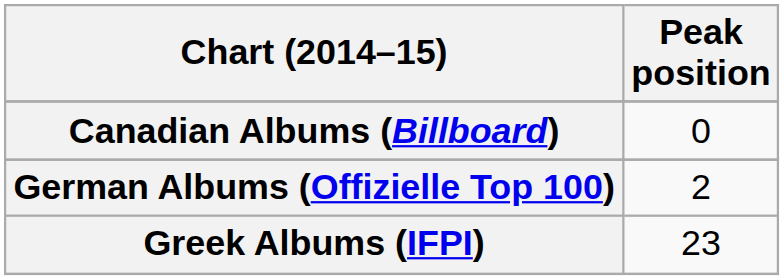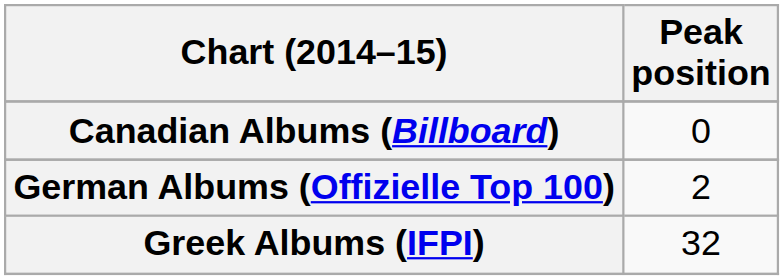(701, 243) 23 -> (701, 243) 32
